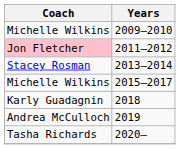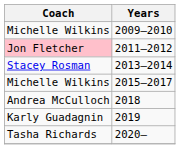(55, 100) Karly Guadagnin -> (58, 100) Andrea McCulloch
(58, 117) Andrea McCulloch -> (55, 117) Karly Guadagnin
